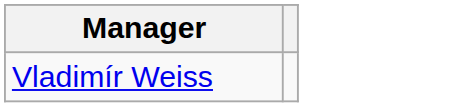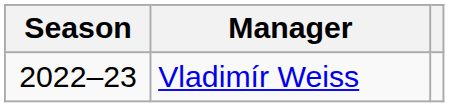+ column: (78, 28)
